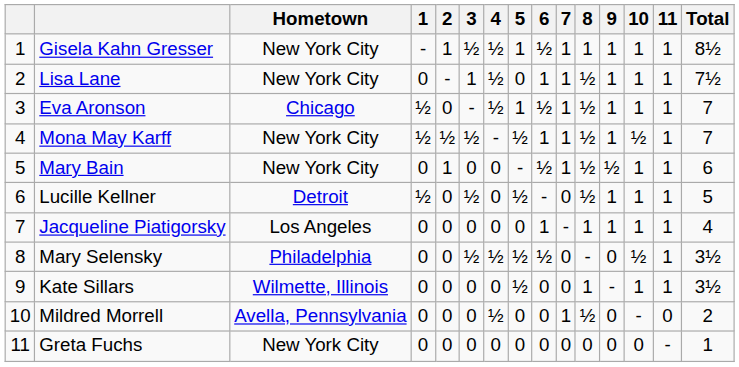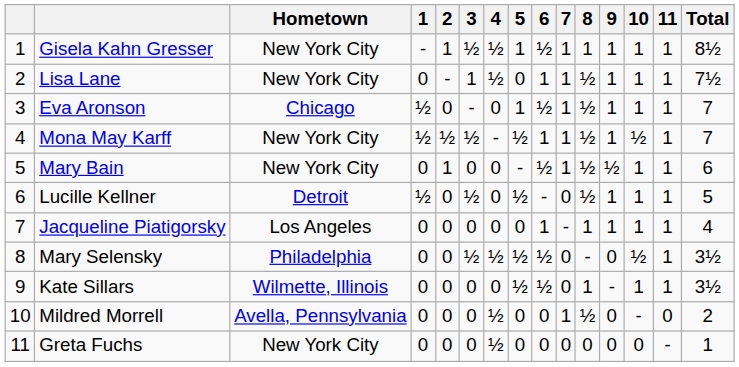(496, 108) ½ -> (496, 108) 0
(544, 286) 0 -> (544, 286) ½
(496, 345) 0 -> (496, 345) ½
